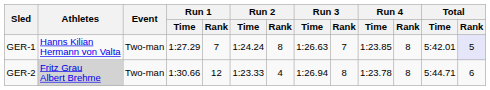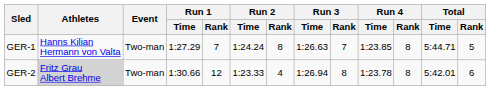(440, 48) 5:42.01 -> (440, 48) 5:44.71
(472, 48) lavender background -> (472, 48) no background
(440, 73) 5:44.71 -> (440, 73) 5:42.01
